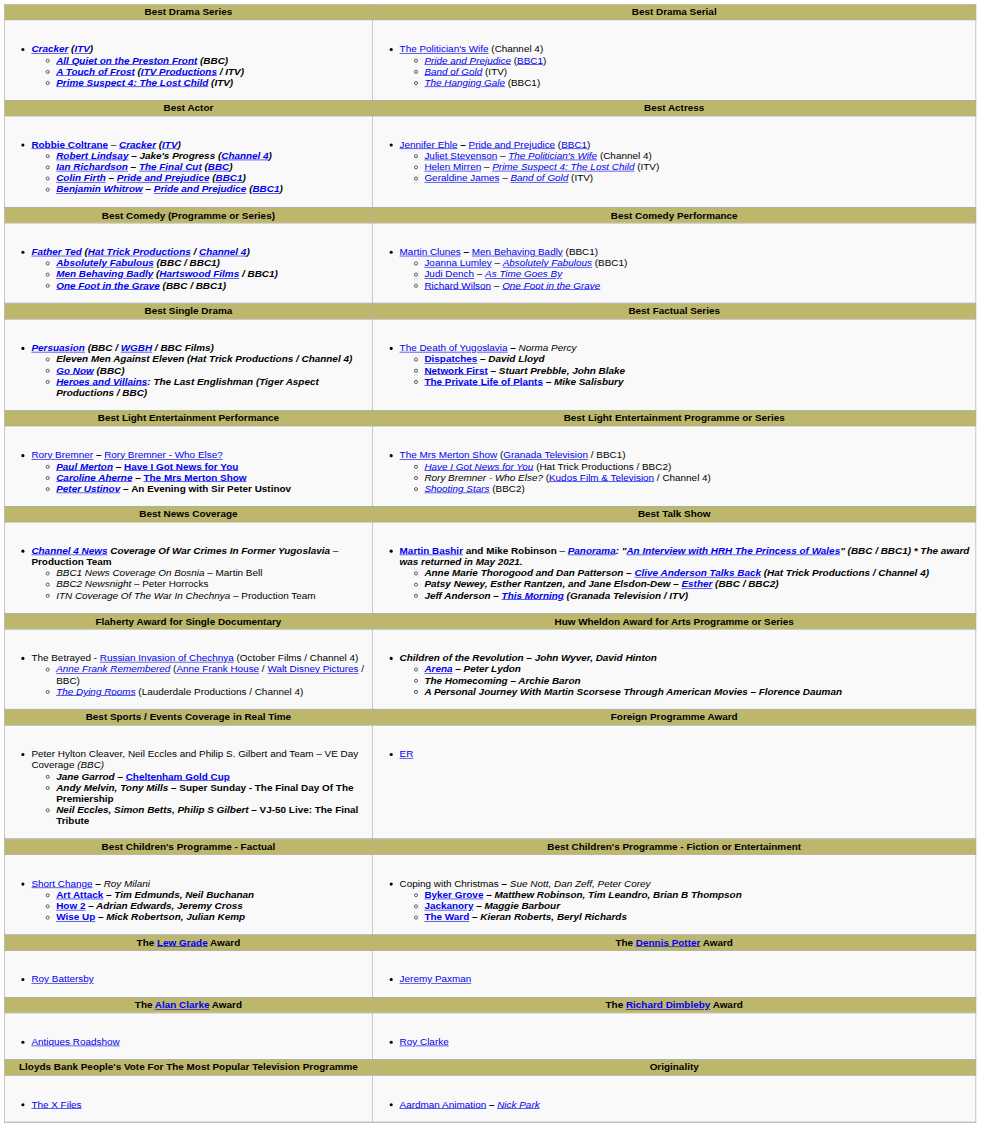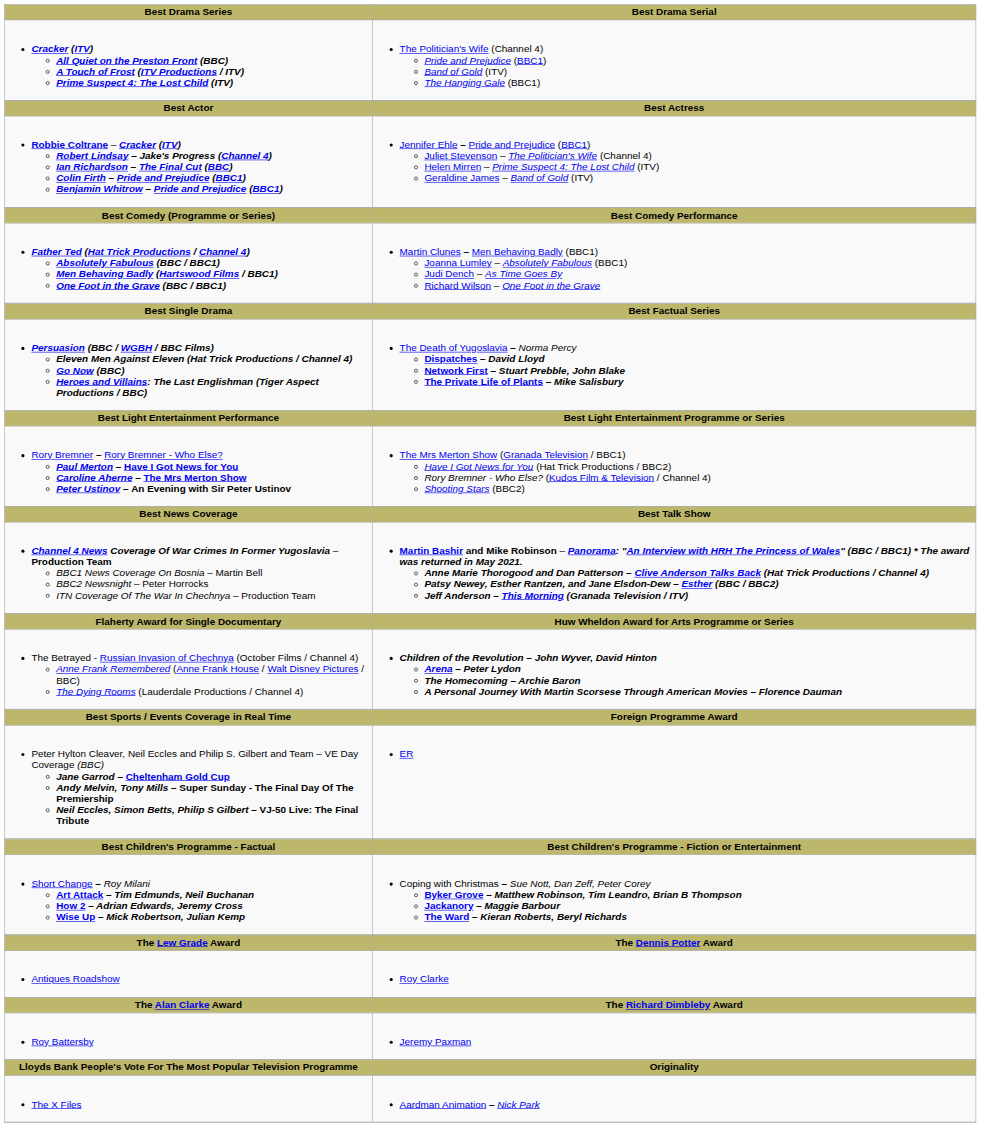rows swapped: (188, 1042) <-> (188, 979)
